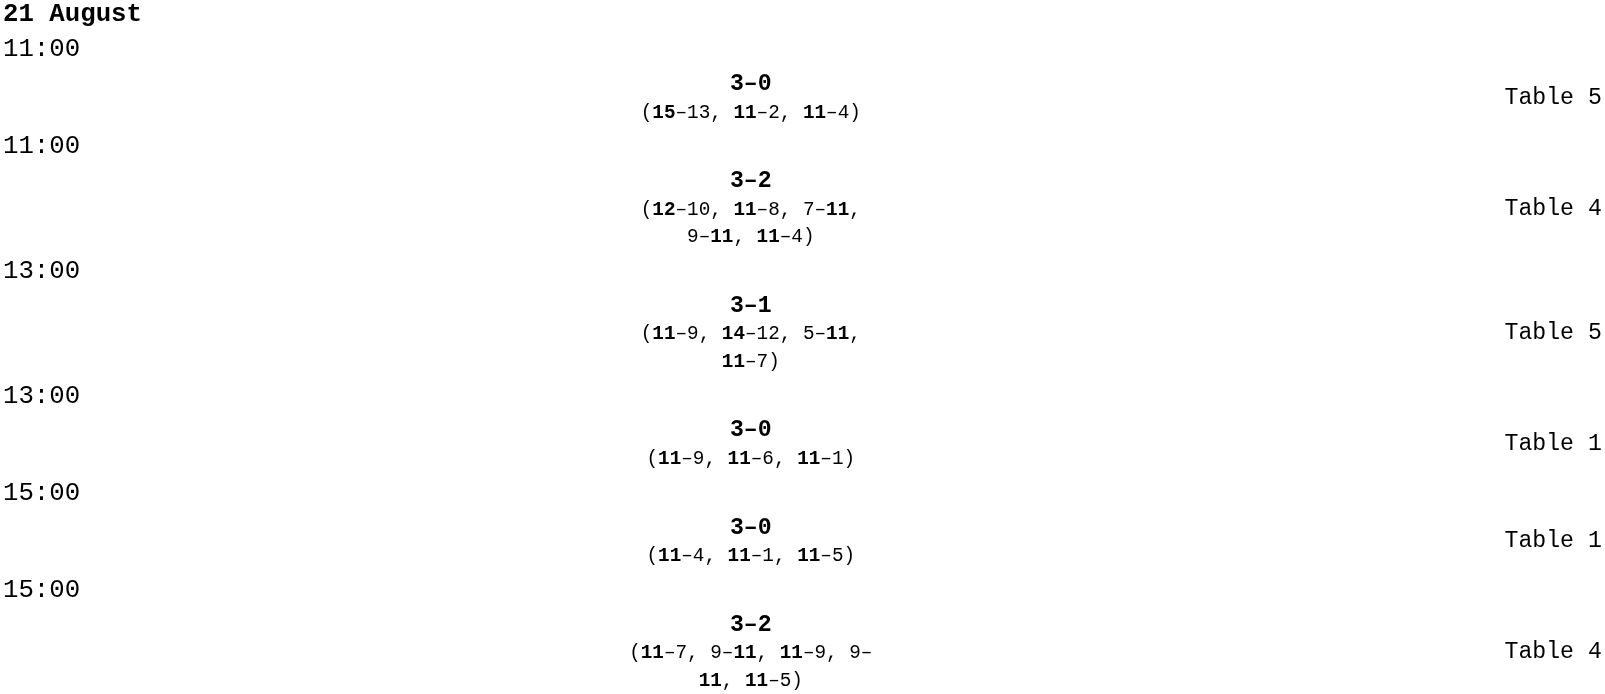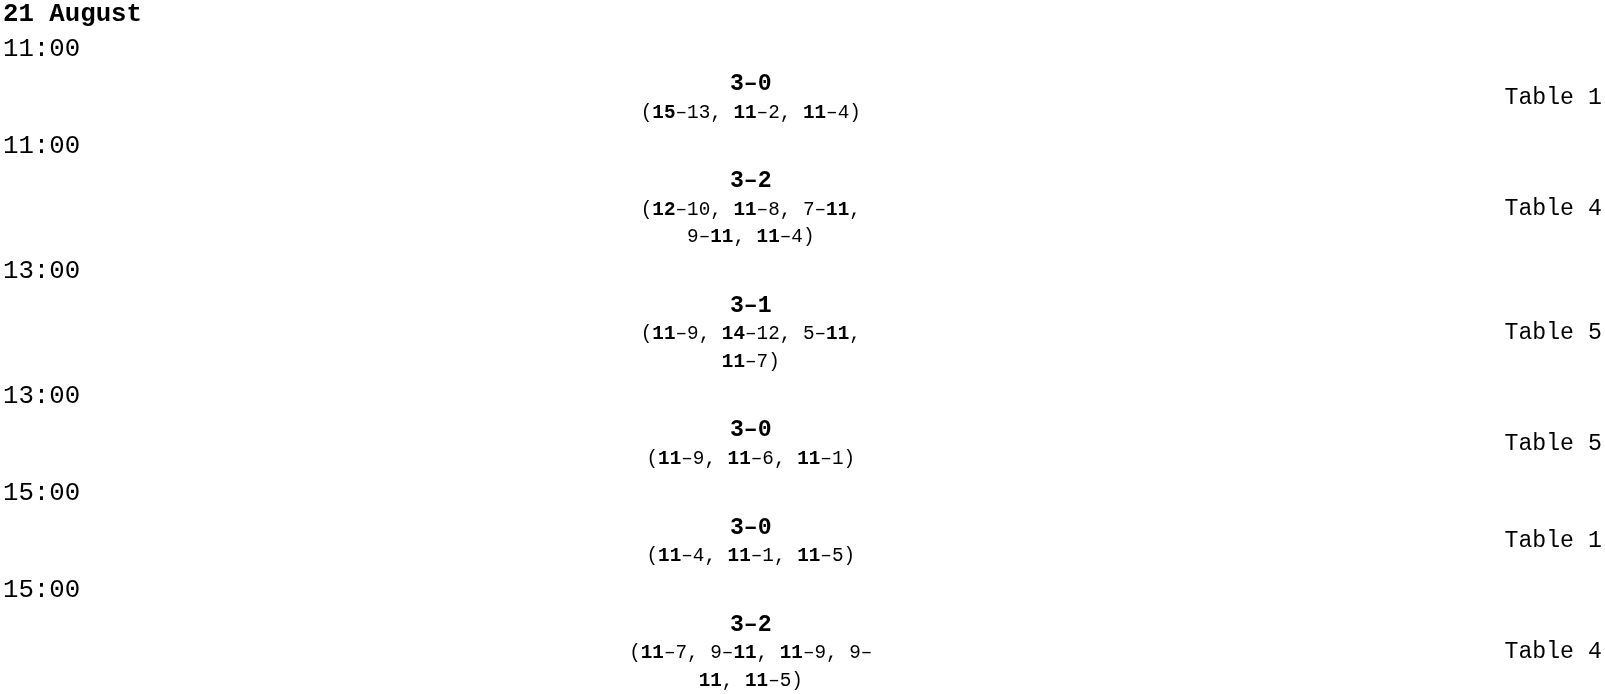(1553, 98) Table 5 -> (1553, 98) Table 1
(1553, 444) Table 1 -> (1553, 444) Table 5
